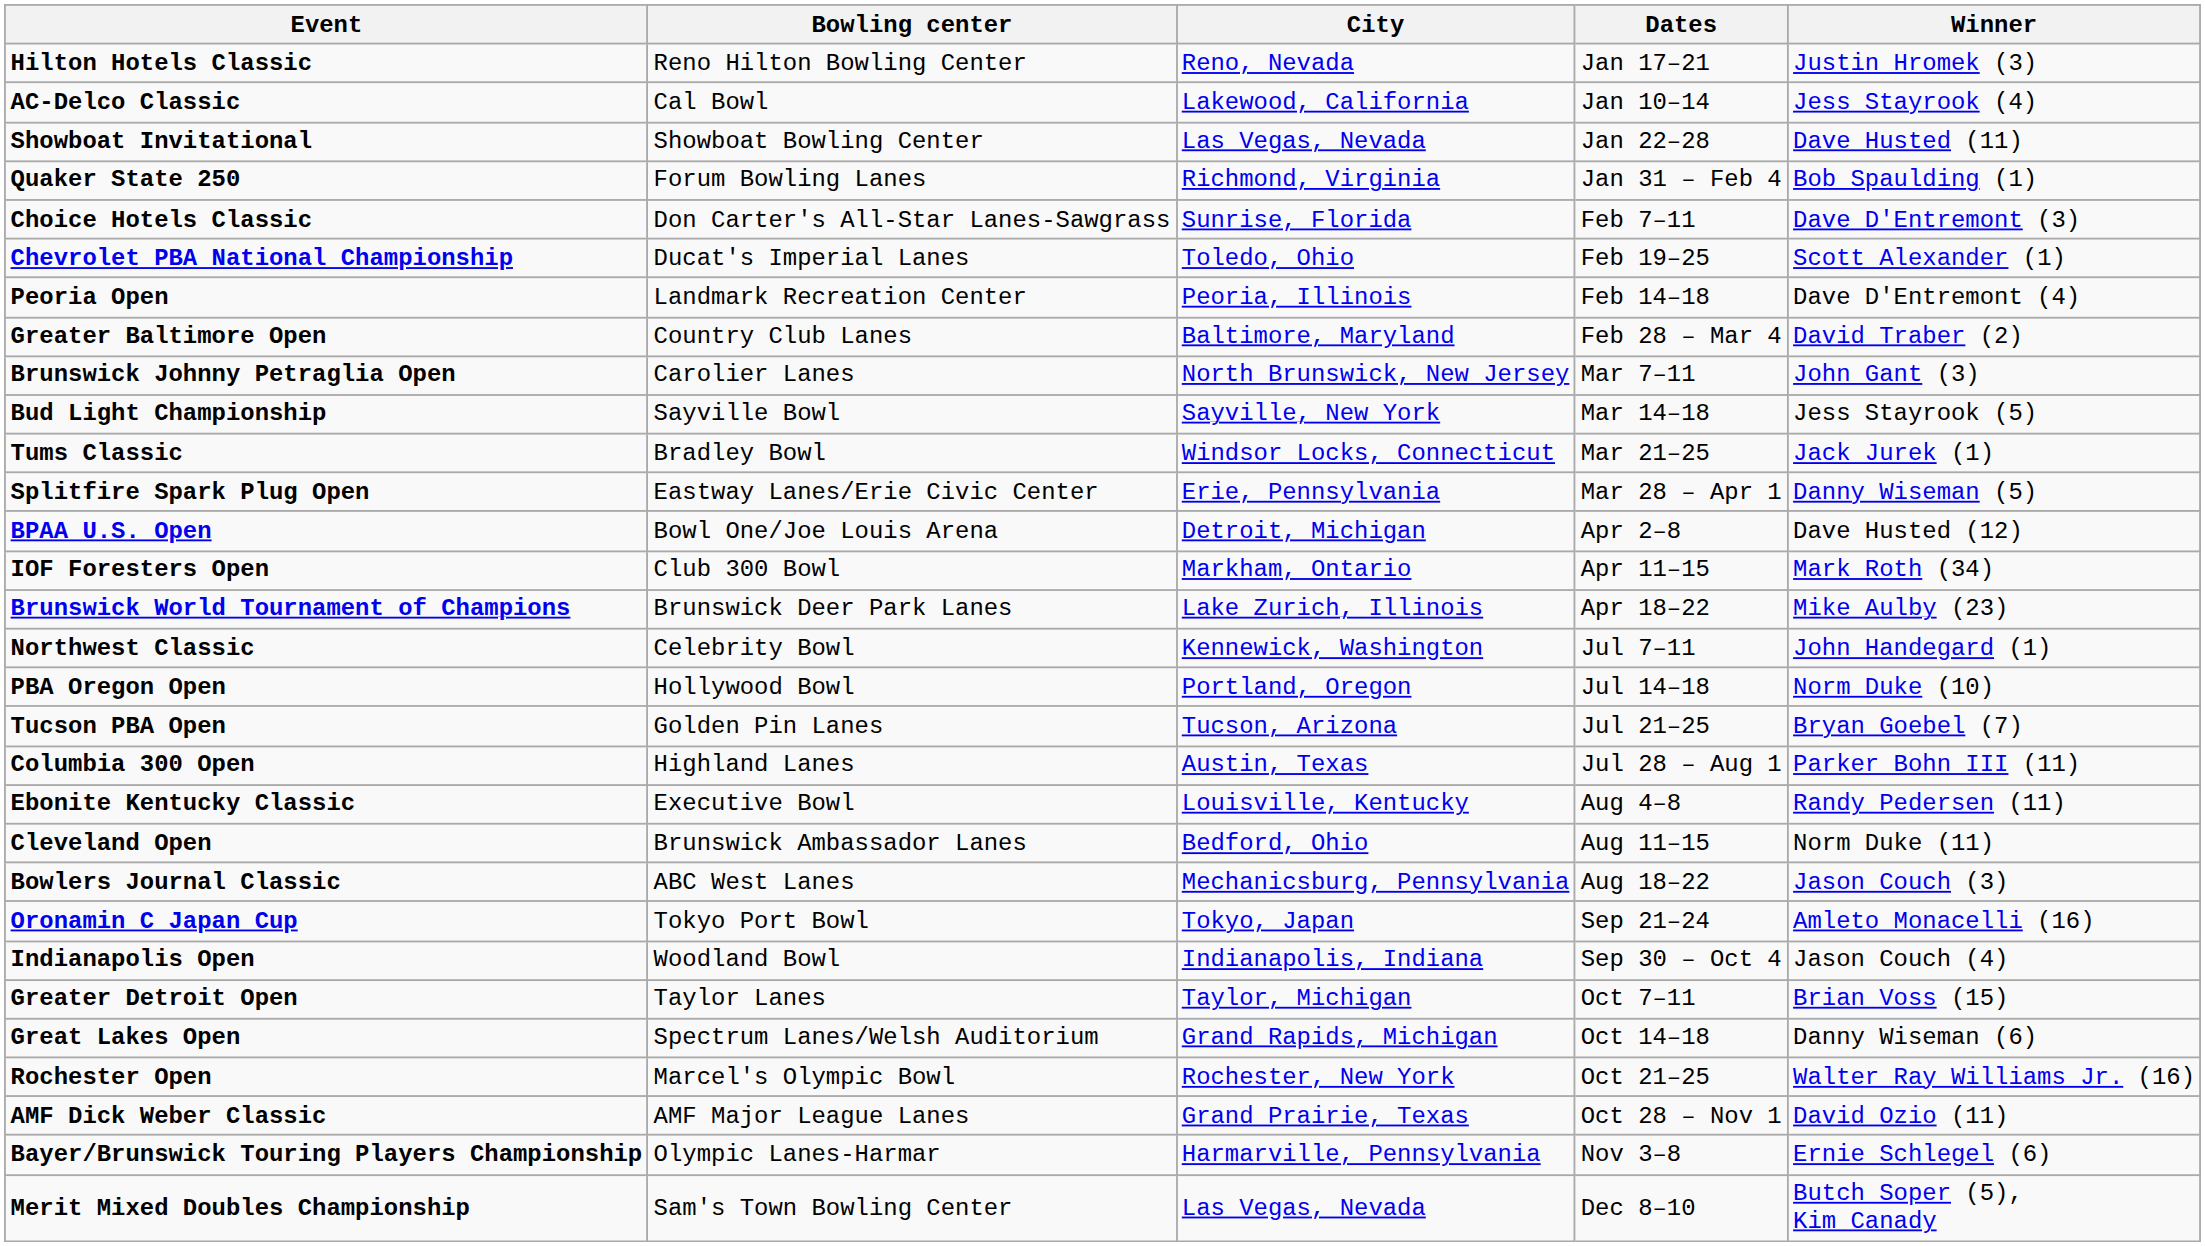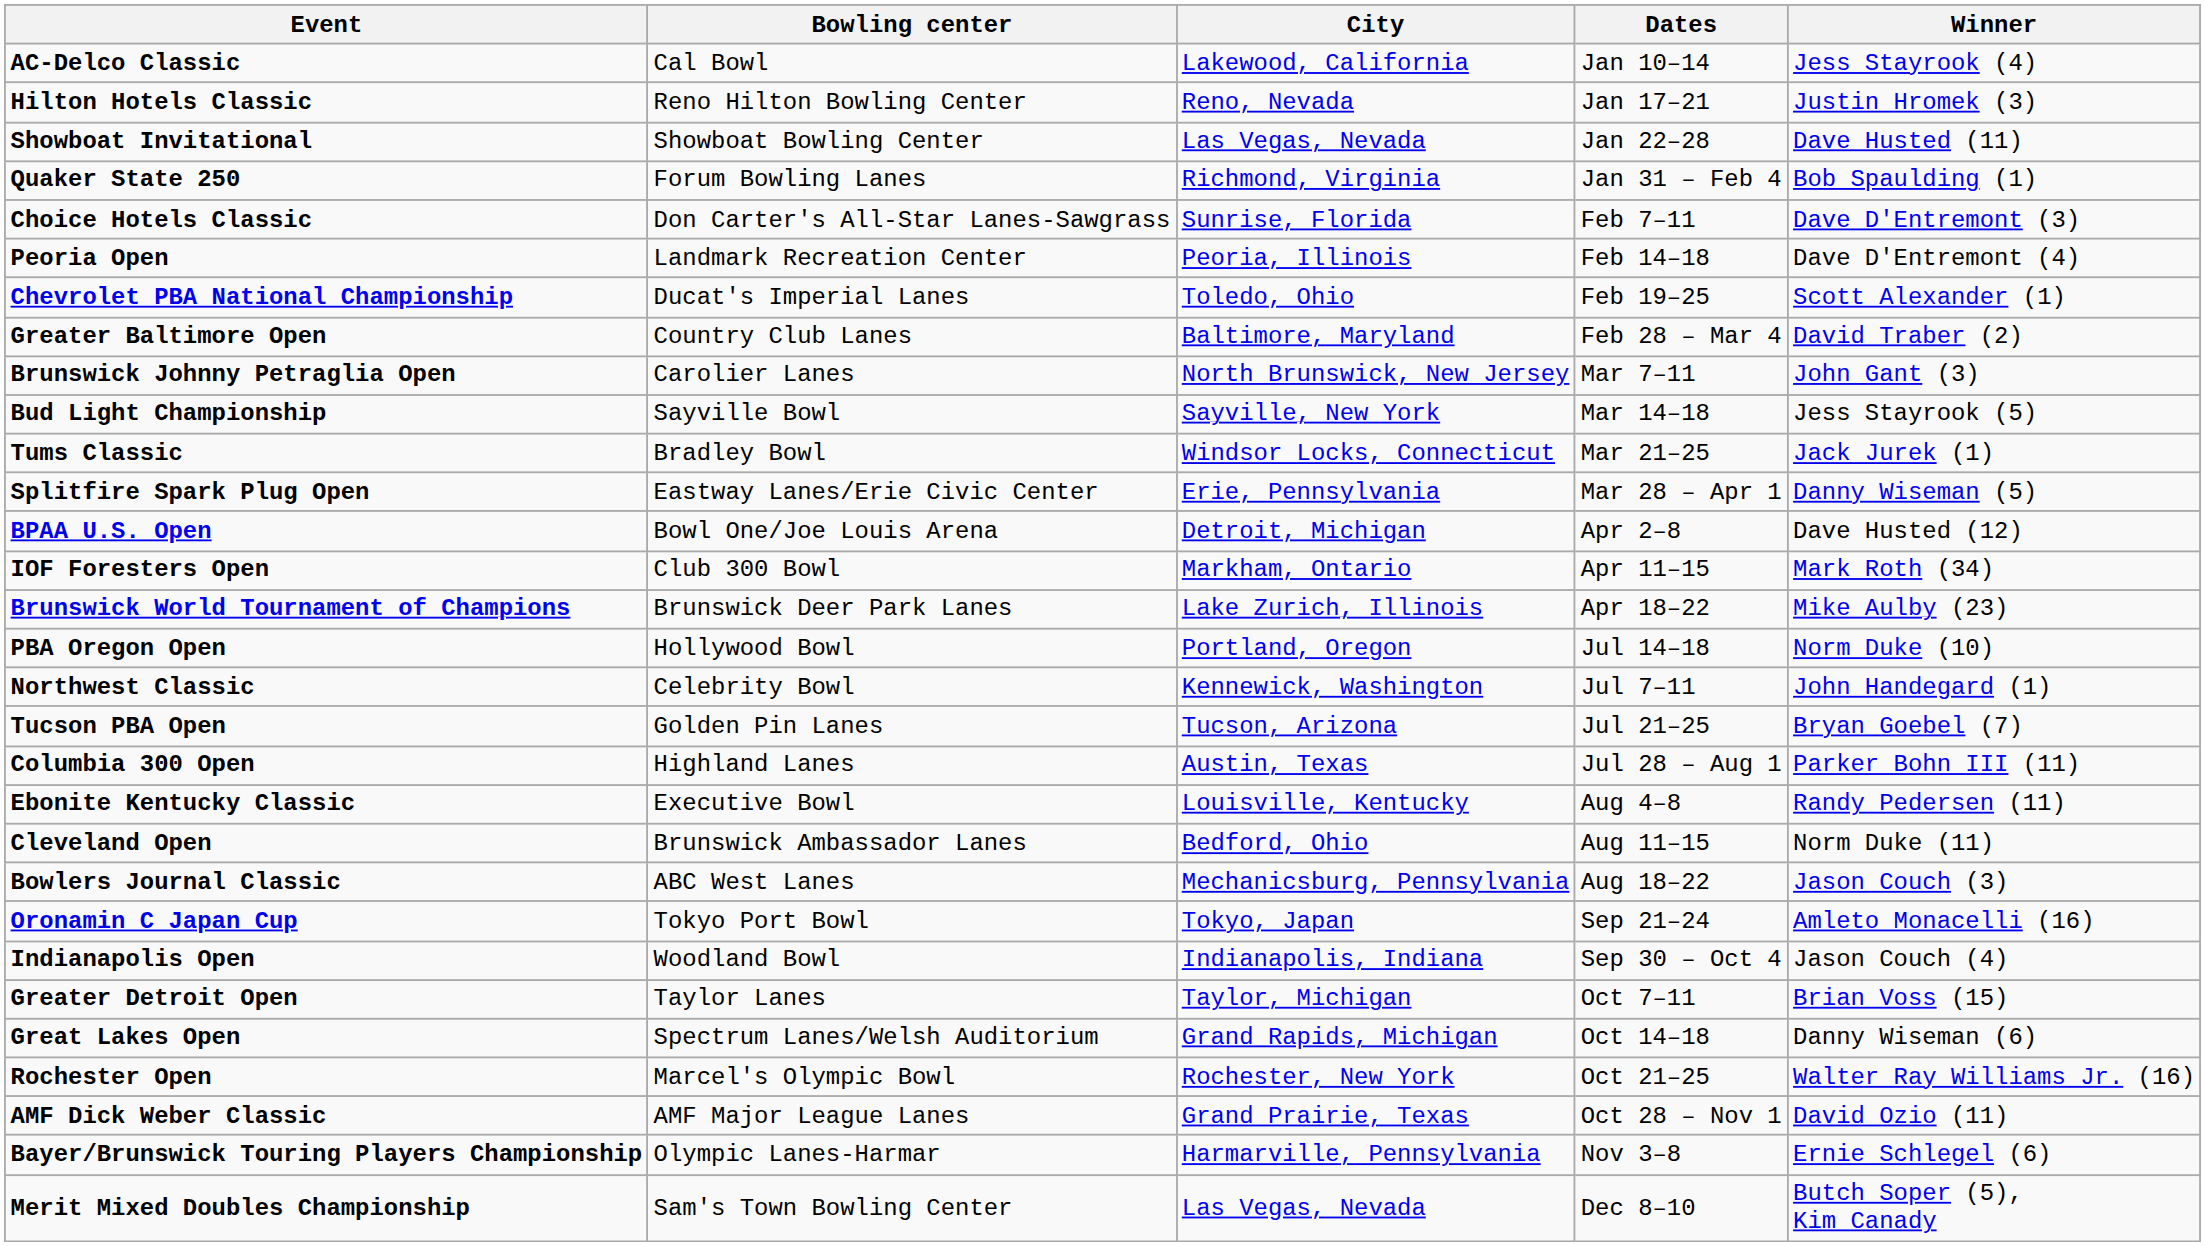rows swapped: (125, 102) <-> (161, 63)
rows swapped: (90, 297) <-> (262, 258)
rows swapped: (133, 648) <-> (118, 687)
